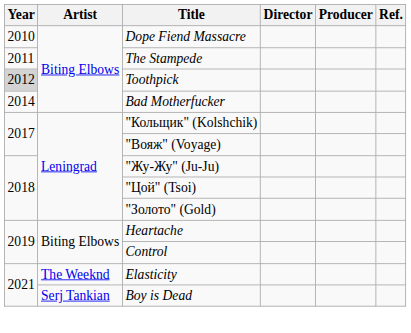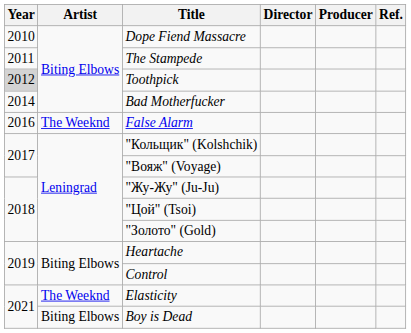+ row: (159, 123)
(75, 295) Serj Tankian -> (80, 317) Biting Elbows
